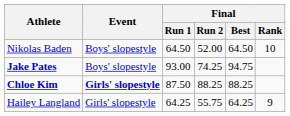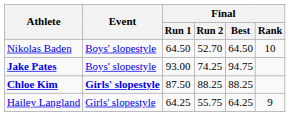(210, 49) 52.00 -> (210, 49) 52.70
